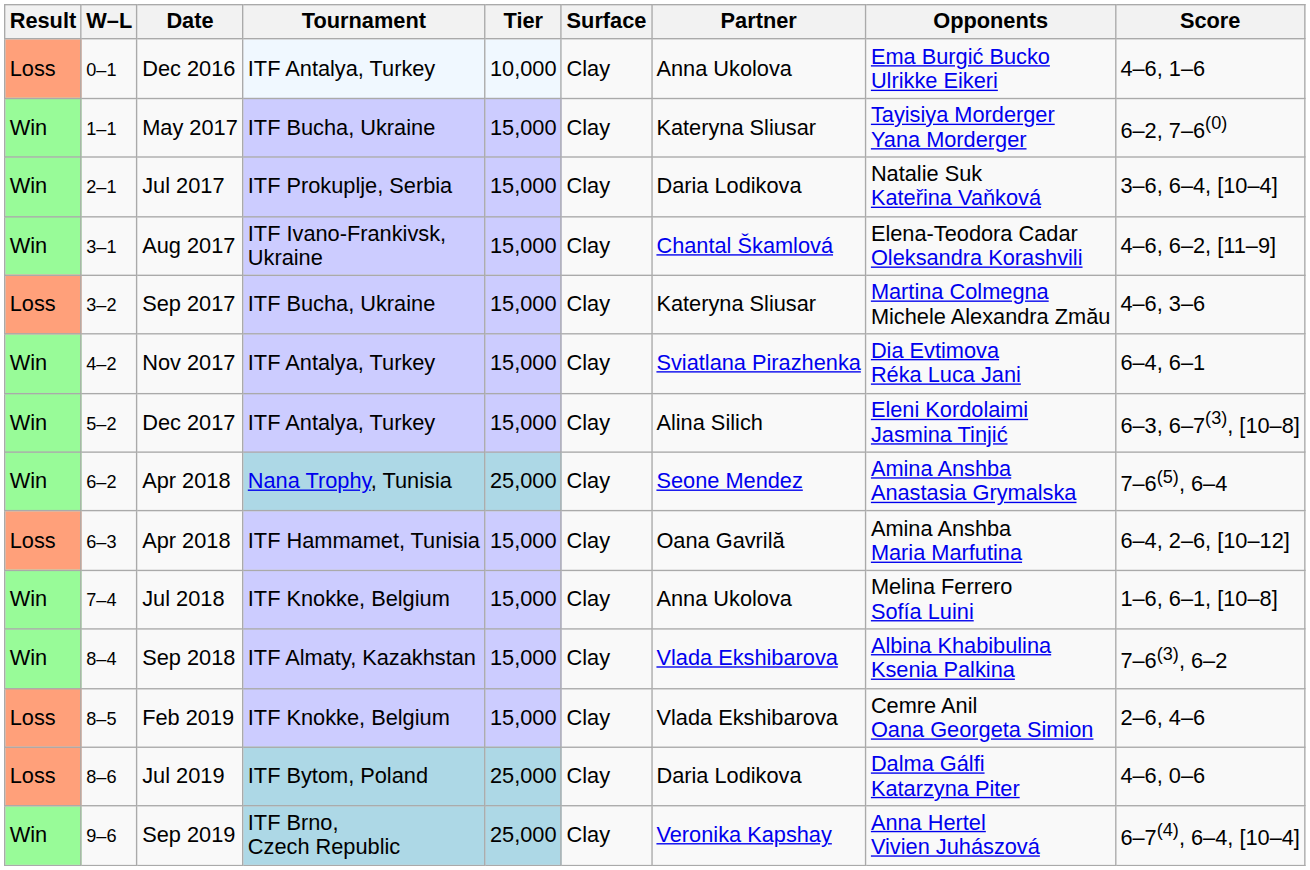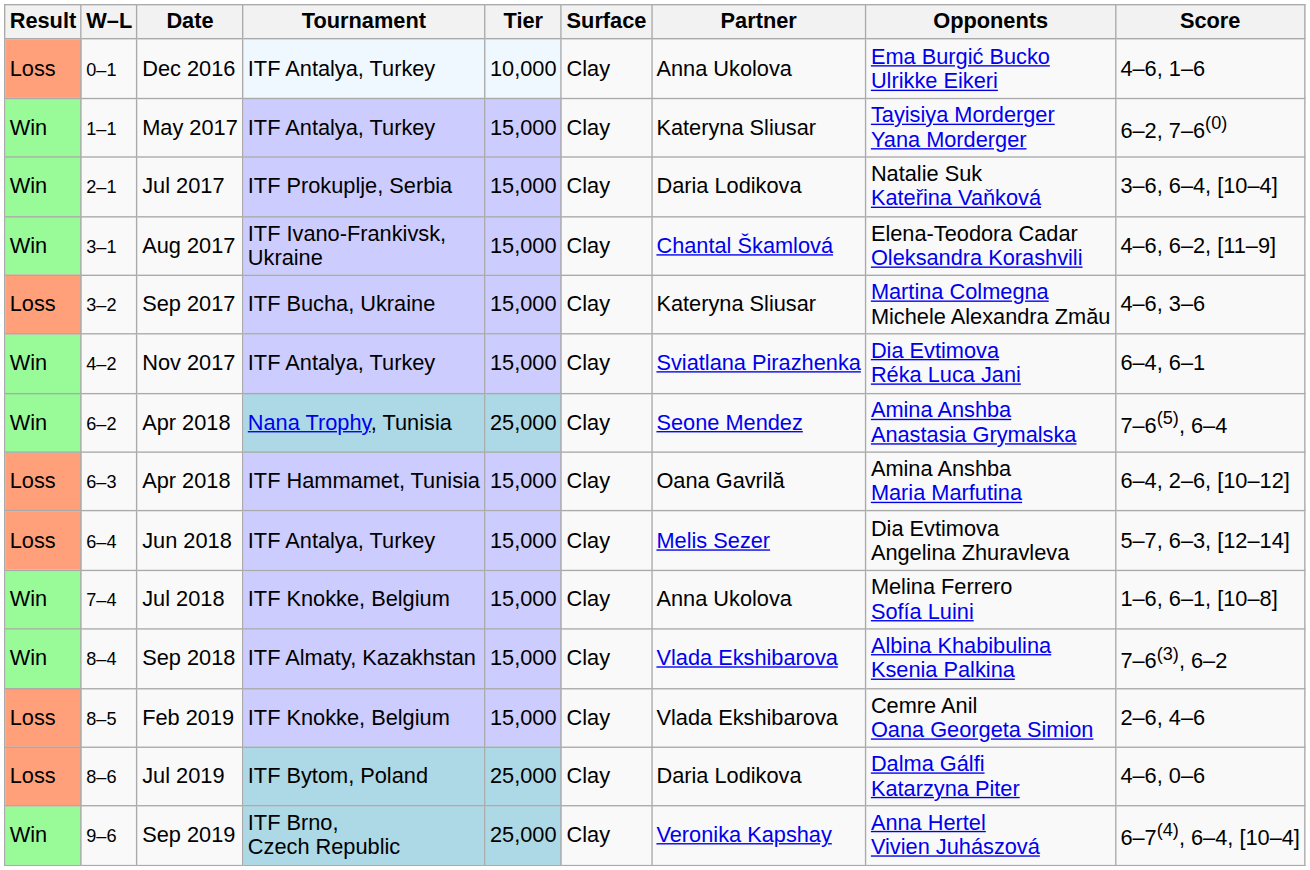(342, 127) ITF Bucha, Ukraine -> (342, 127) ITF Antalya, Turkey
- row: (101, 423)
+ row: (101, 541)
